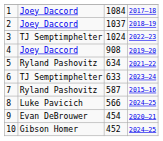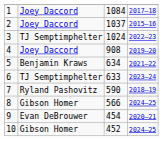(143, 24) 2018–19 -> (143, 24) 2015–16
(59, 63) Ryland Pashovitz -> (54, 63) Benjamin Kraws
(113, 90) 587 -> (113, 90) 590
(143, 90) 2015–16 -> (143, 90) 2018–19
(51, 103) Luke Pavicich -> (49, 103) Gibson Homer
